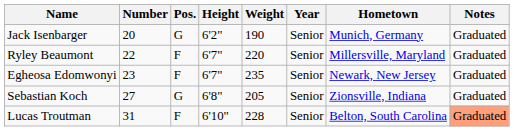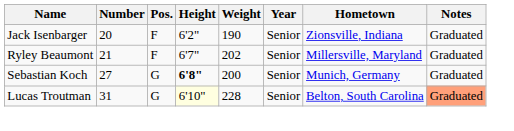(178, 34) G -> (154, 34) F
(376, 34) Munich, Germany -> (354, 34) Zionsville, Indiana
(129, 55) 22 -> (106, 55) 21
(255, 55) 220 -> (231, 55) 202
- row: (62, 75)
(212, 95) normal -> (191, 75) bold
(255, 95) 205 -> (231, 75) 200
(378, 95) Zionsville, Indiana -> (353, 75) Munich, Germany
(177, 116) F -> (155, 95) G
(215, 116) no background -> (192, 95) lightyellow background
